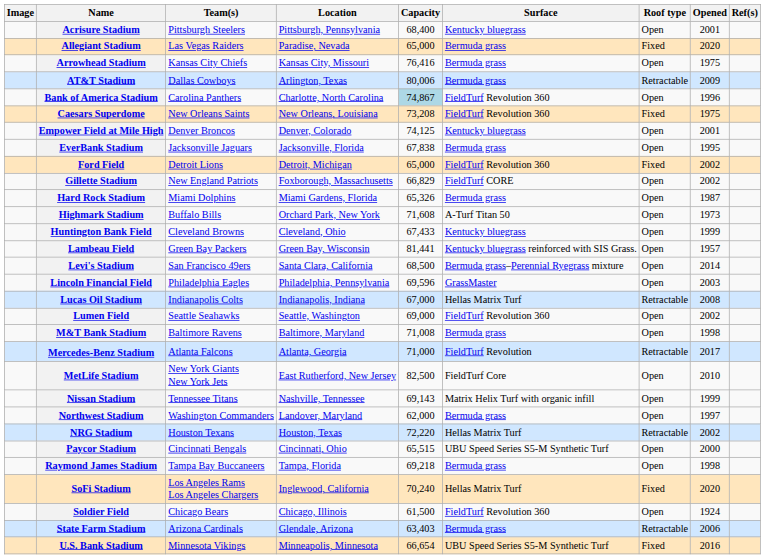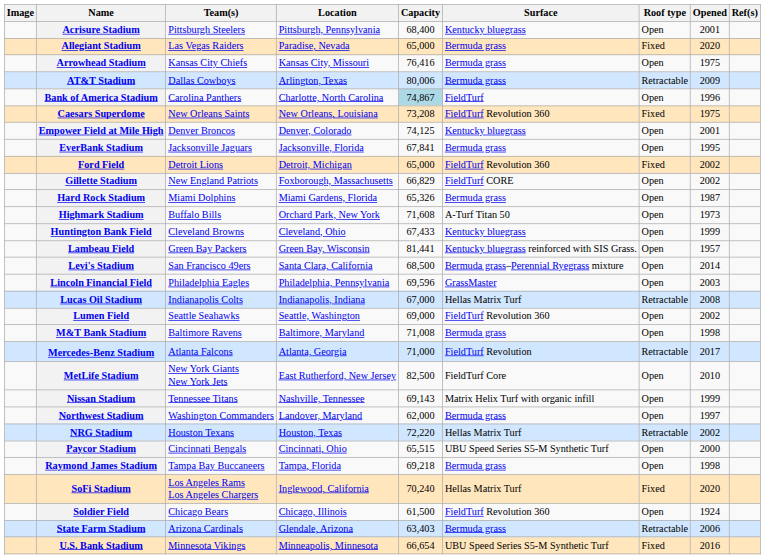(497, 97) FieldTurf Revolution 360 -> (464, 97) FieldTurf
(421, 148) 67,838 -> (421, 148) 67,841
